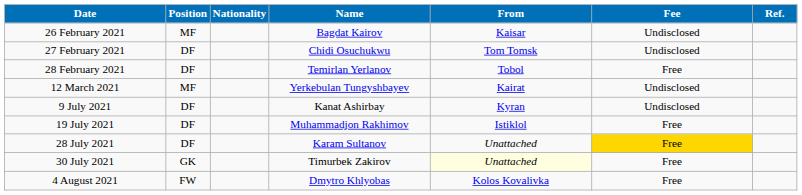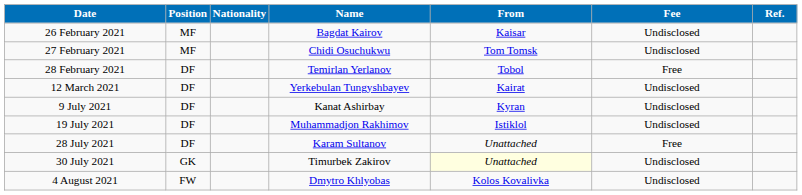(188, 51) DF -> (188, 51) MF
(188, 88) MF -> (188, 88) DF
(672, 125) Free -> (672, 125) Undisclosed
(672, 143) gold background -> (672, 143) no background
(672, 162) Free -> (672, 162) Undisclosed
(672, 180) Free -> (672, 180) Undisclosed
